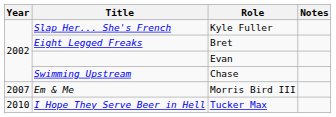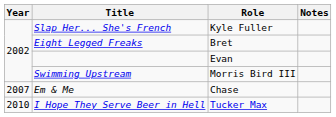(224, 74) Chase -> (253, 74) Morris Bird III
(253, 89) Morris Bird III -> (224, 89) Chase
